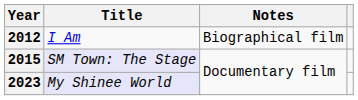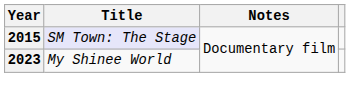- row: (24, 38)
(109, 83) lavender background -> (109, 61) no background
